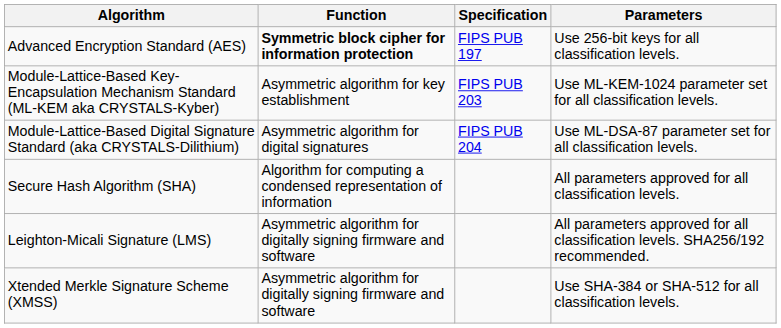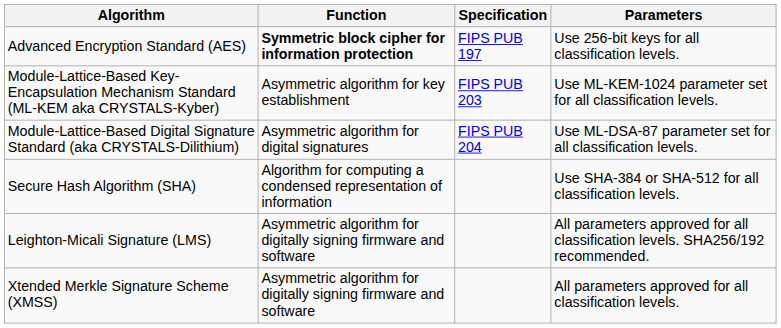(651, 186) All parameters approved for all classification levels. -> (656, 186) Use SHA-384 or SHA-512 for all classification levels.
(656, 295) Use SHA-384 or SHA-512 for all classification levels. -> (651, 295) All parameters approved for all classification levels.
